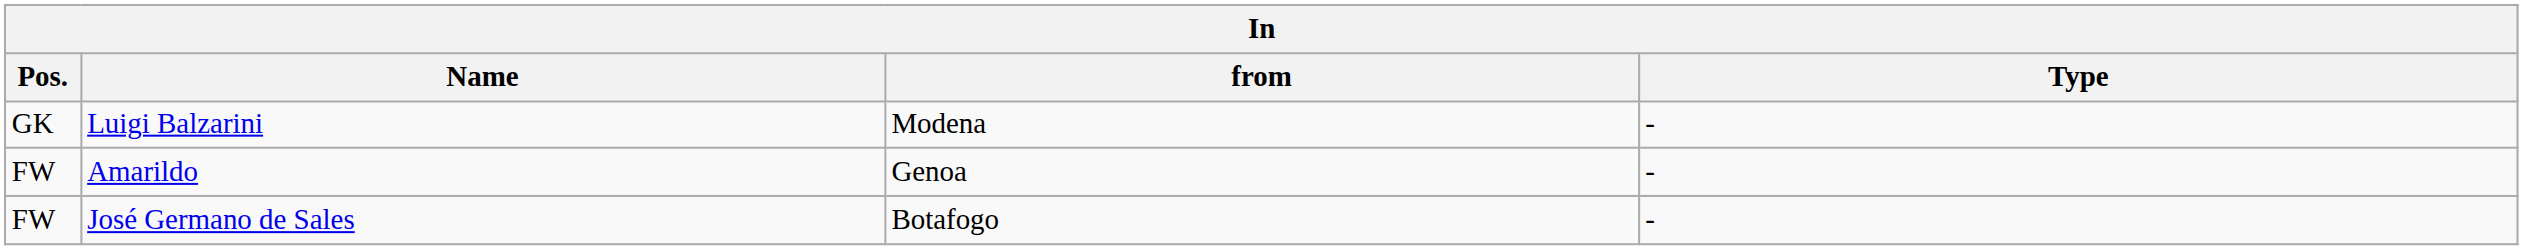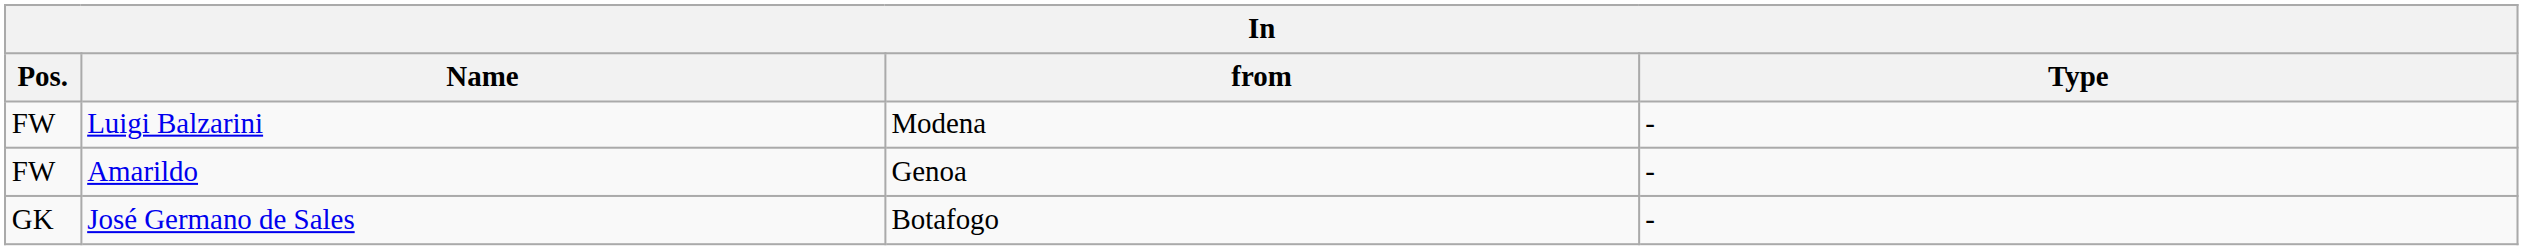(33, 124) GK -> (33, 124) FW
(33, 219) FW -> (33, 219) GK
